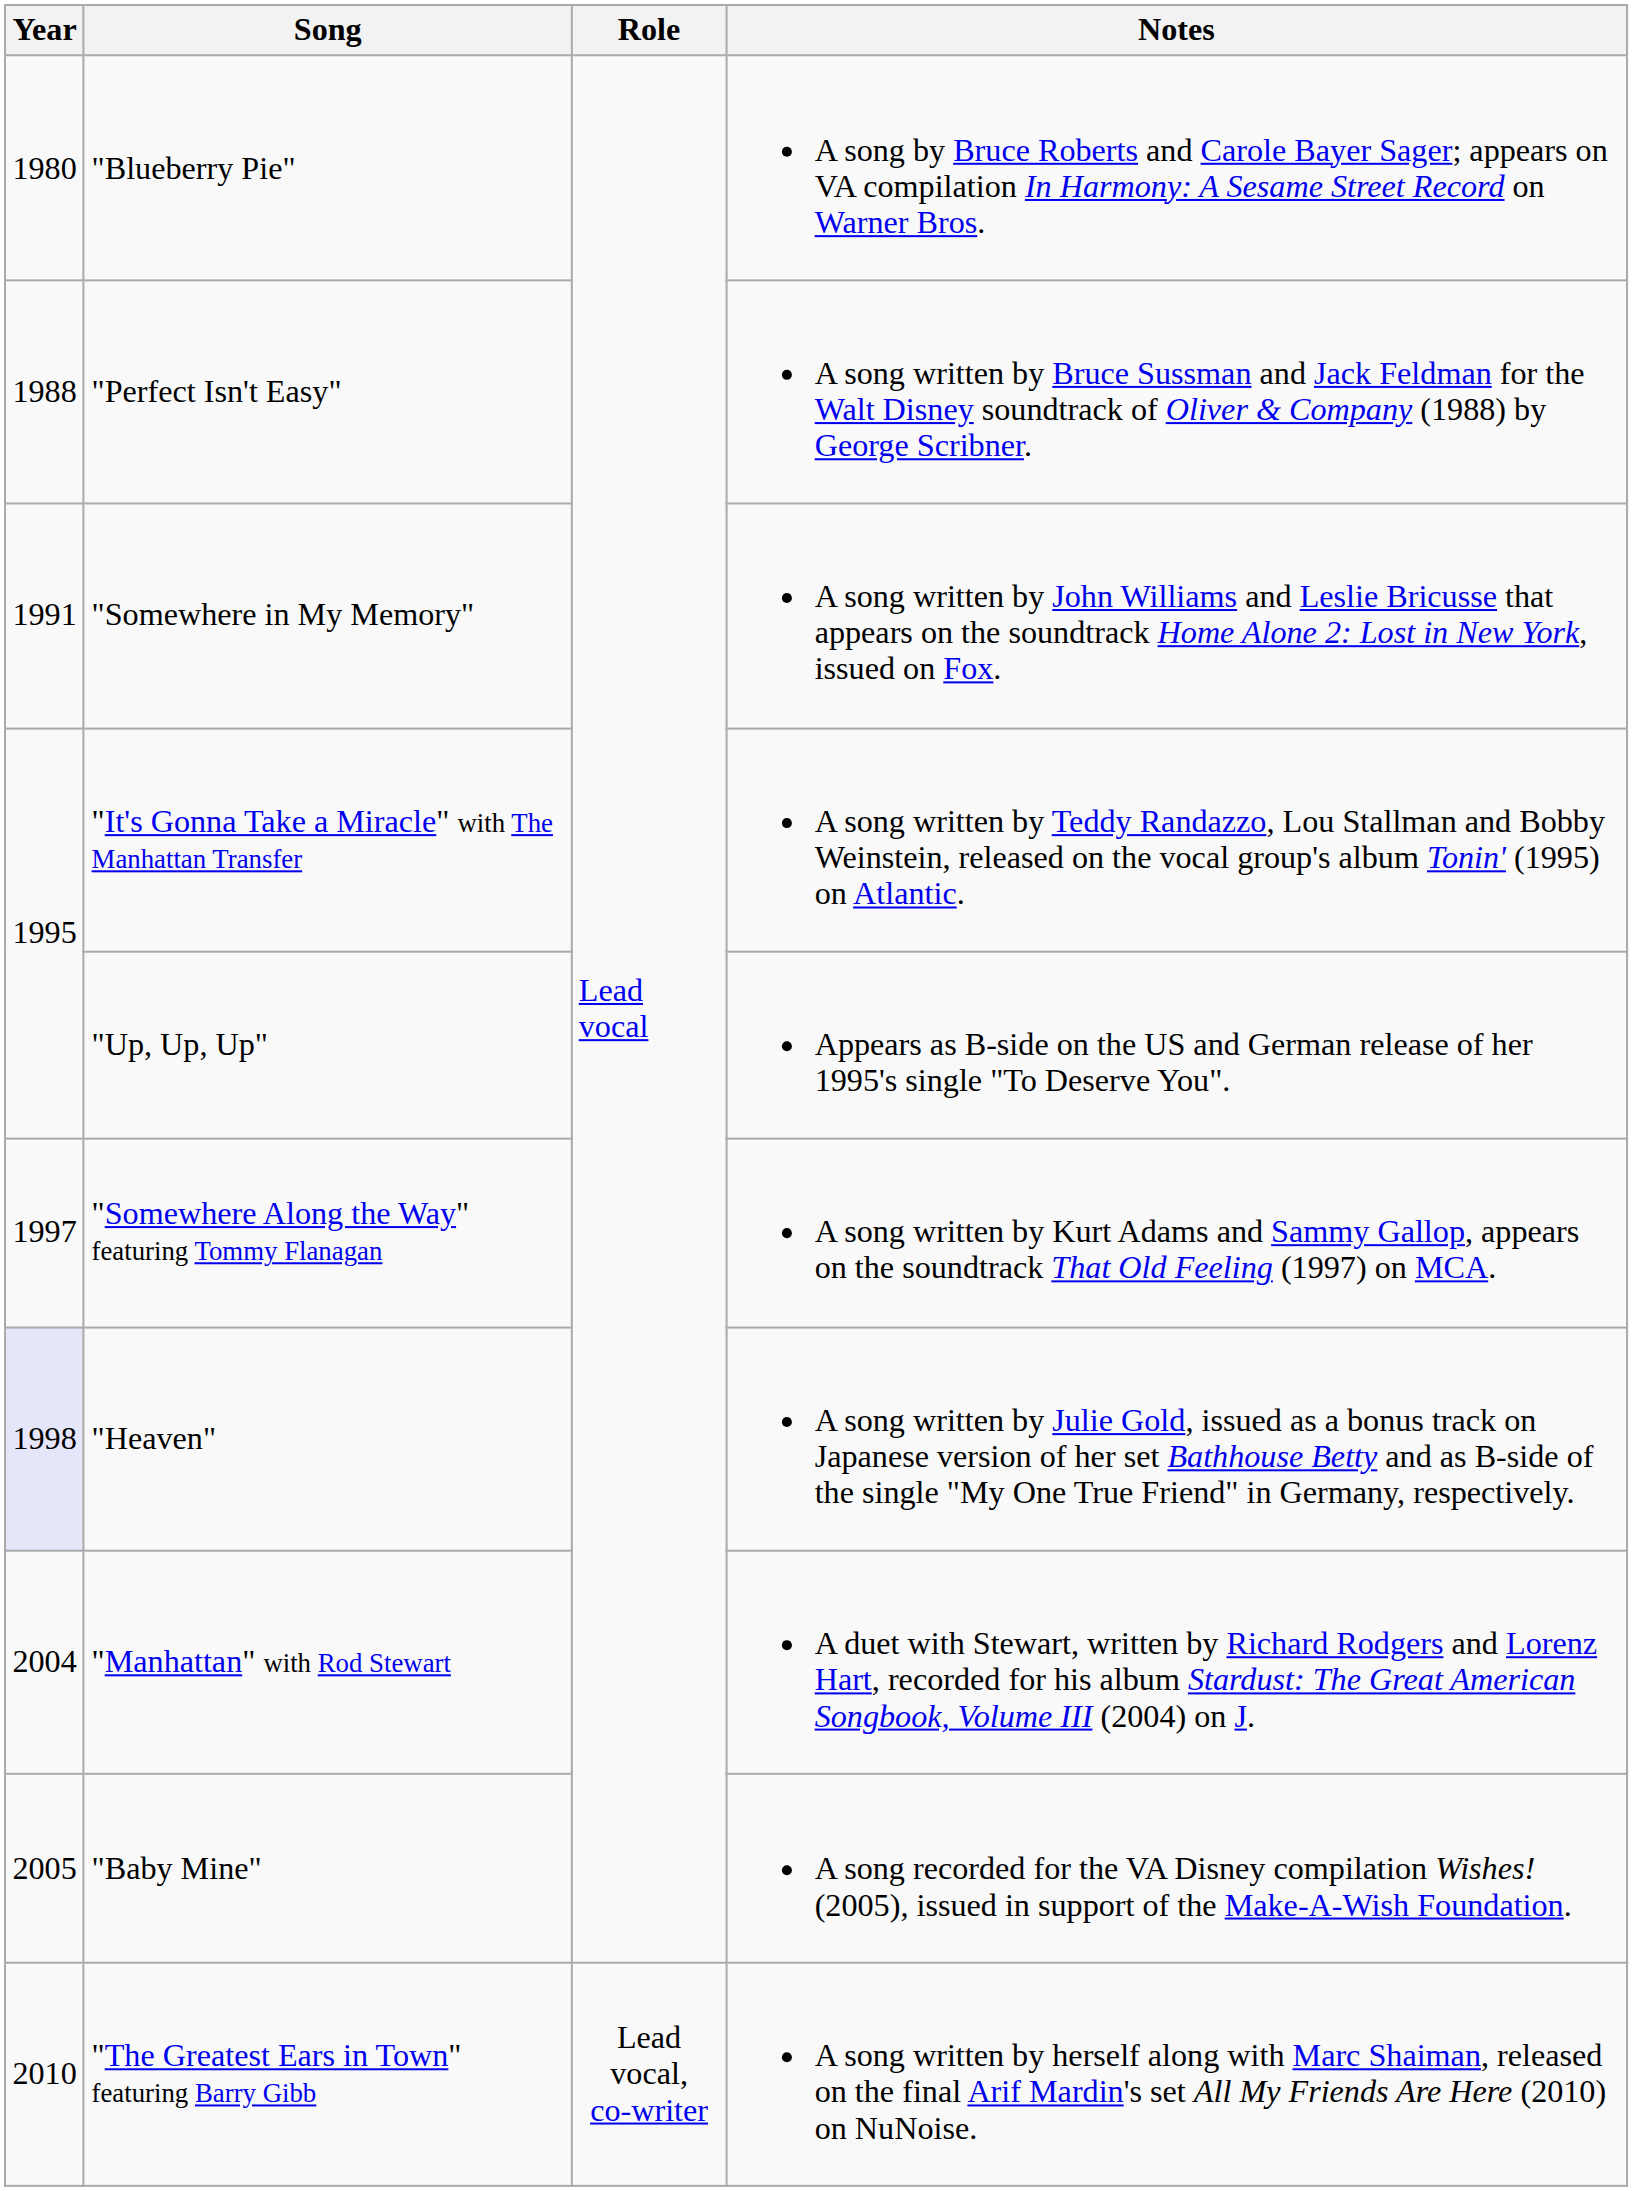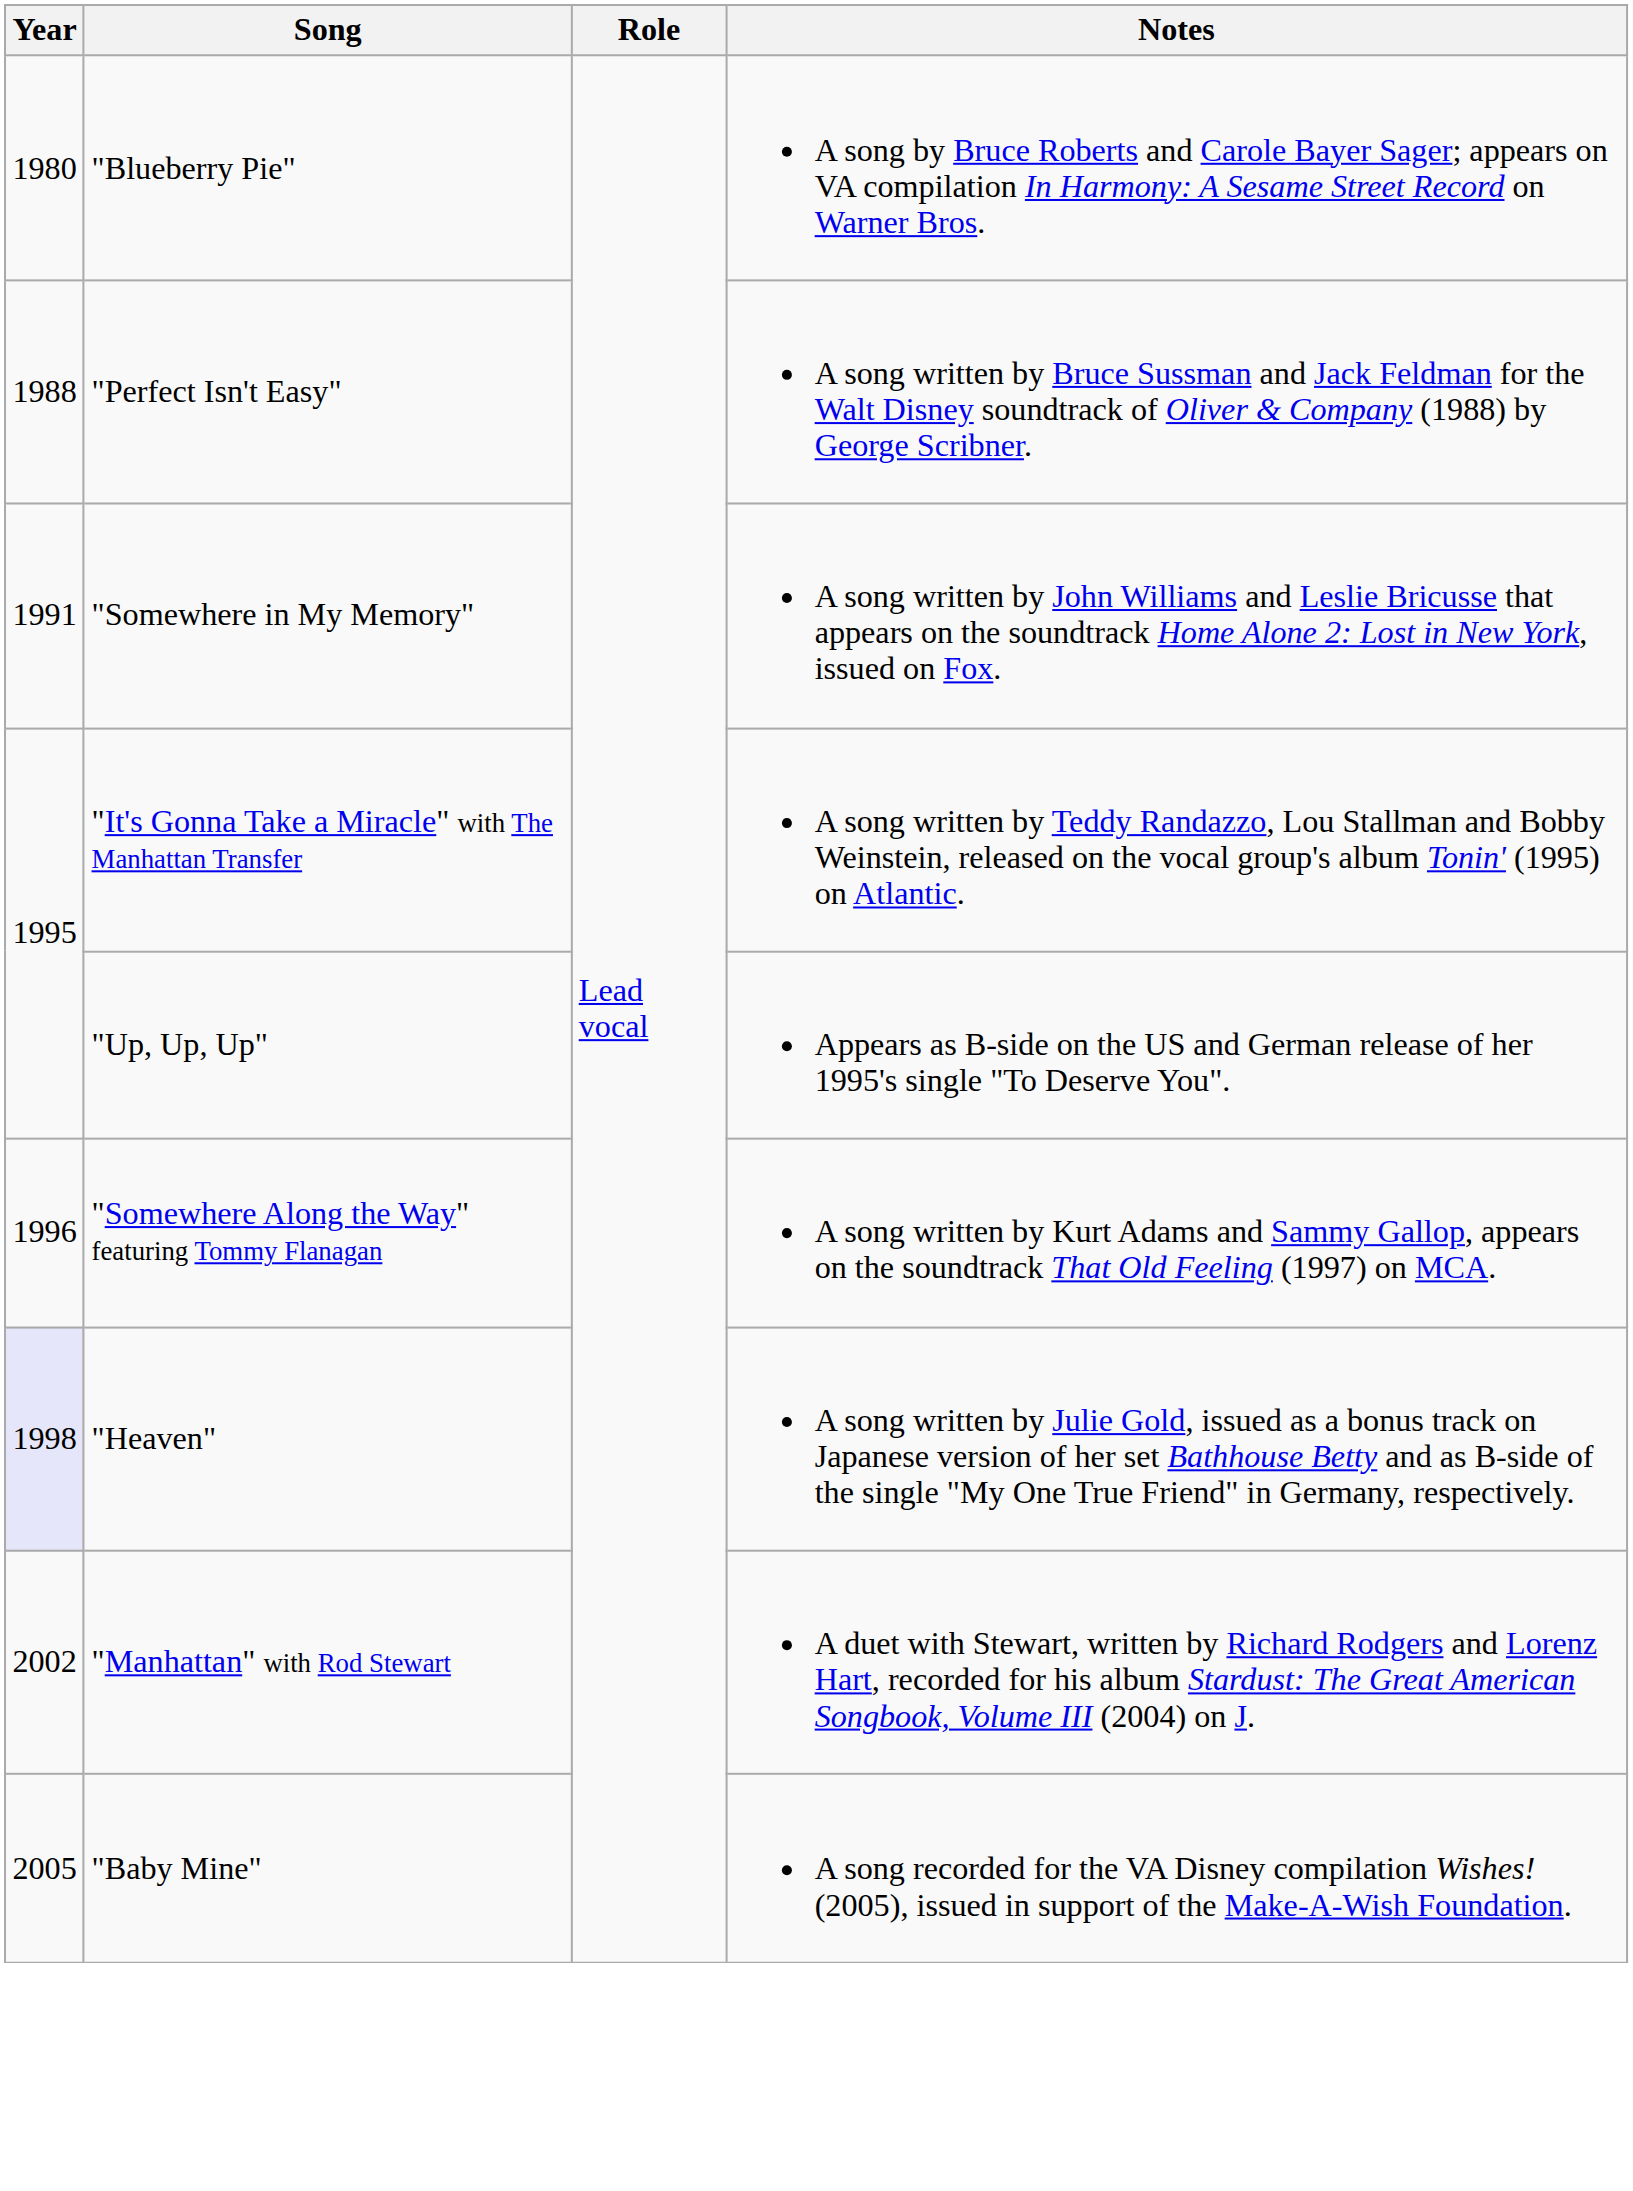(45, 1232) 1997 -> (45, 1232) 1996
(45, 1662) 2004 -> (45, 1662) 2002
- row: (277, 2073)
